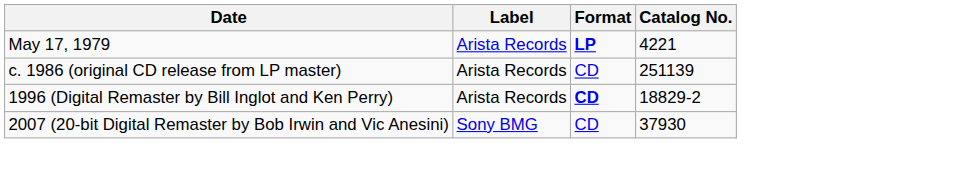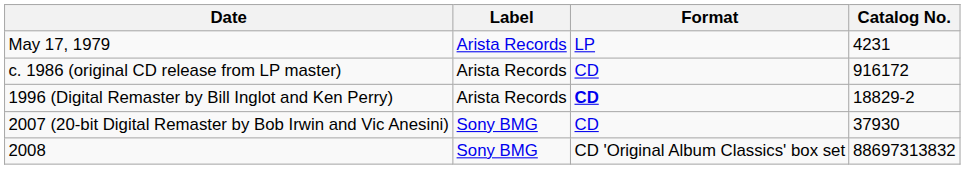(585, 44) bold -> (585, 44) normal
(658, 44) 4221 -> (872, 44) 4231
(667, 71) 251139 -> (881, 71) 916172
+ row: (27, 151)
